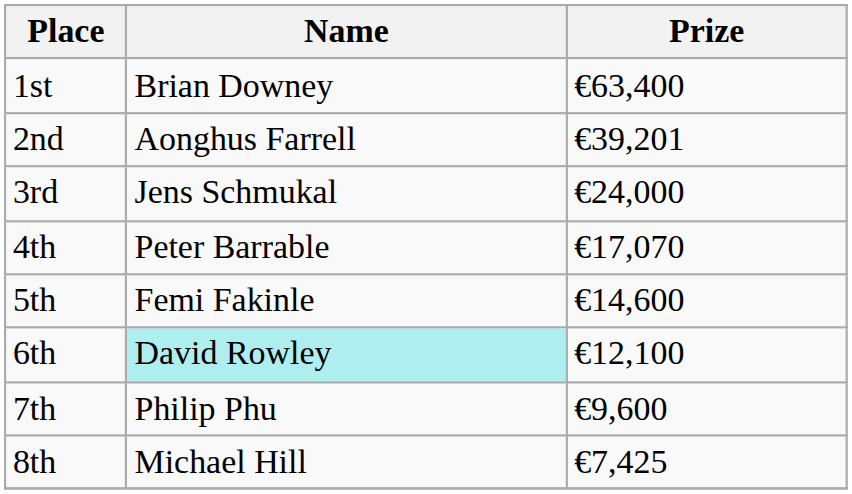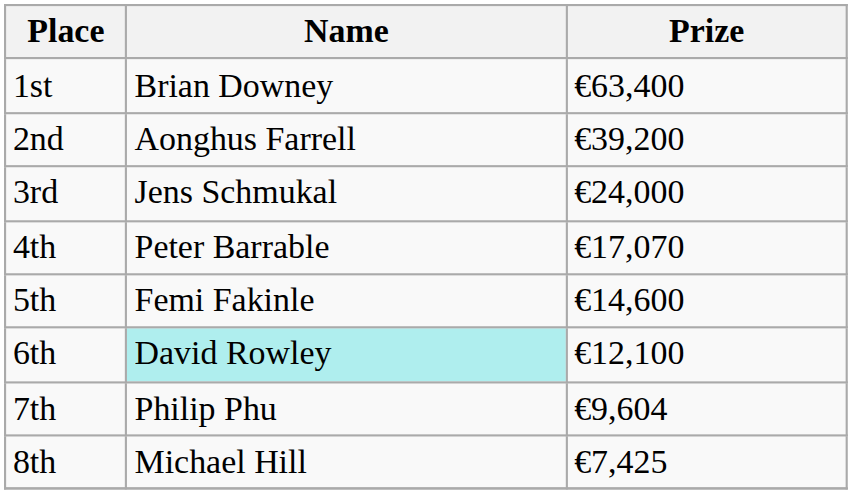(629, 138) €39,201 -> (629, 138) €39,200
(621, 407) €9,600 -> (621, 407) €9,604
